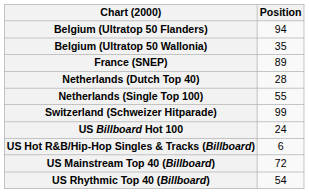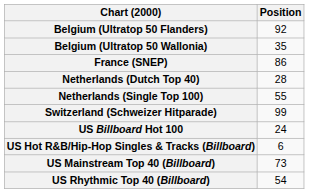(281, 29) 94 -> (281, 29) 92
(281, 63) 89 -> (281, 63) 86
(281, 163) 72 -> (281, 163) 73
